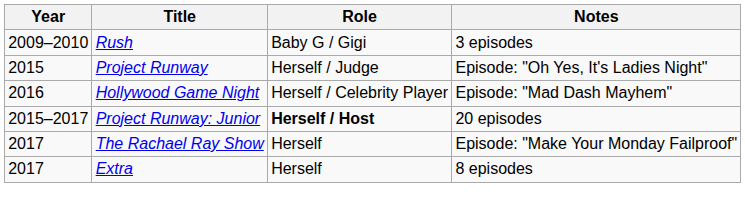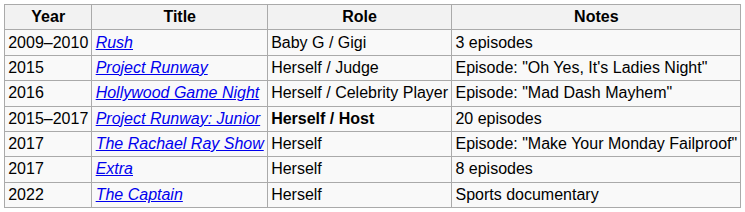+ row: (139, 194)
